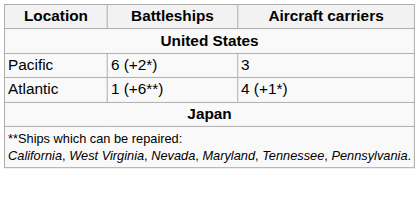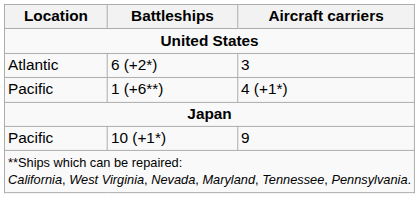(31, 65) Pacific -> (33, 65) Atlantic
(33, 89) Atlantic -> (31, 89) Pacific
+ row: (138, 138)
